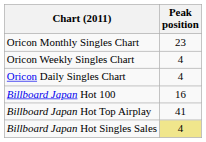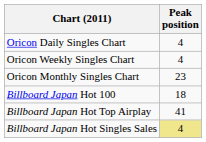rows swapped: (66, 77) <-> (73, 42)
(180, 94) 16 -> (180, 94) 18
